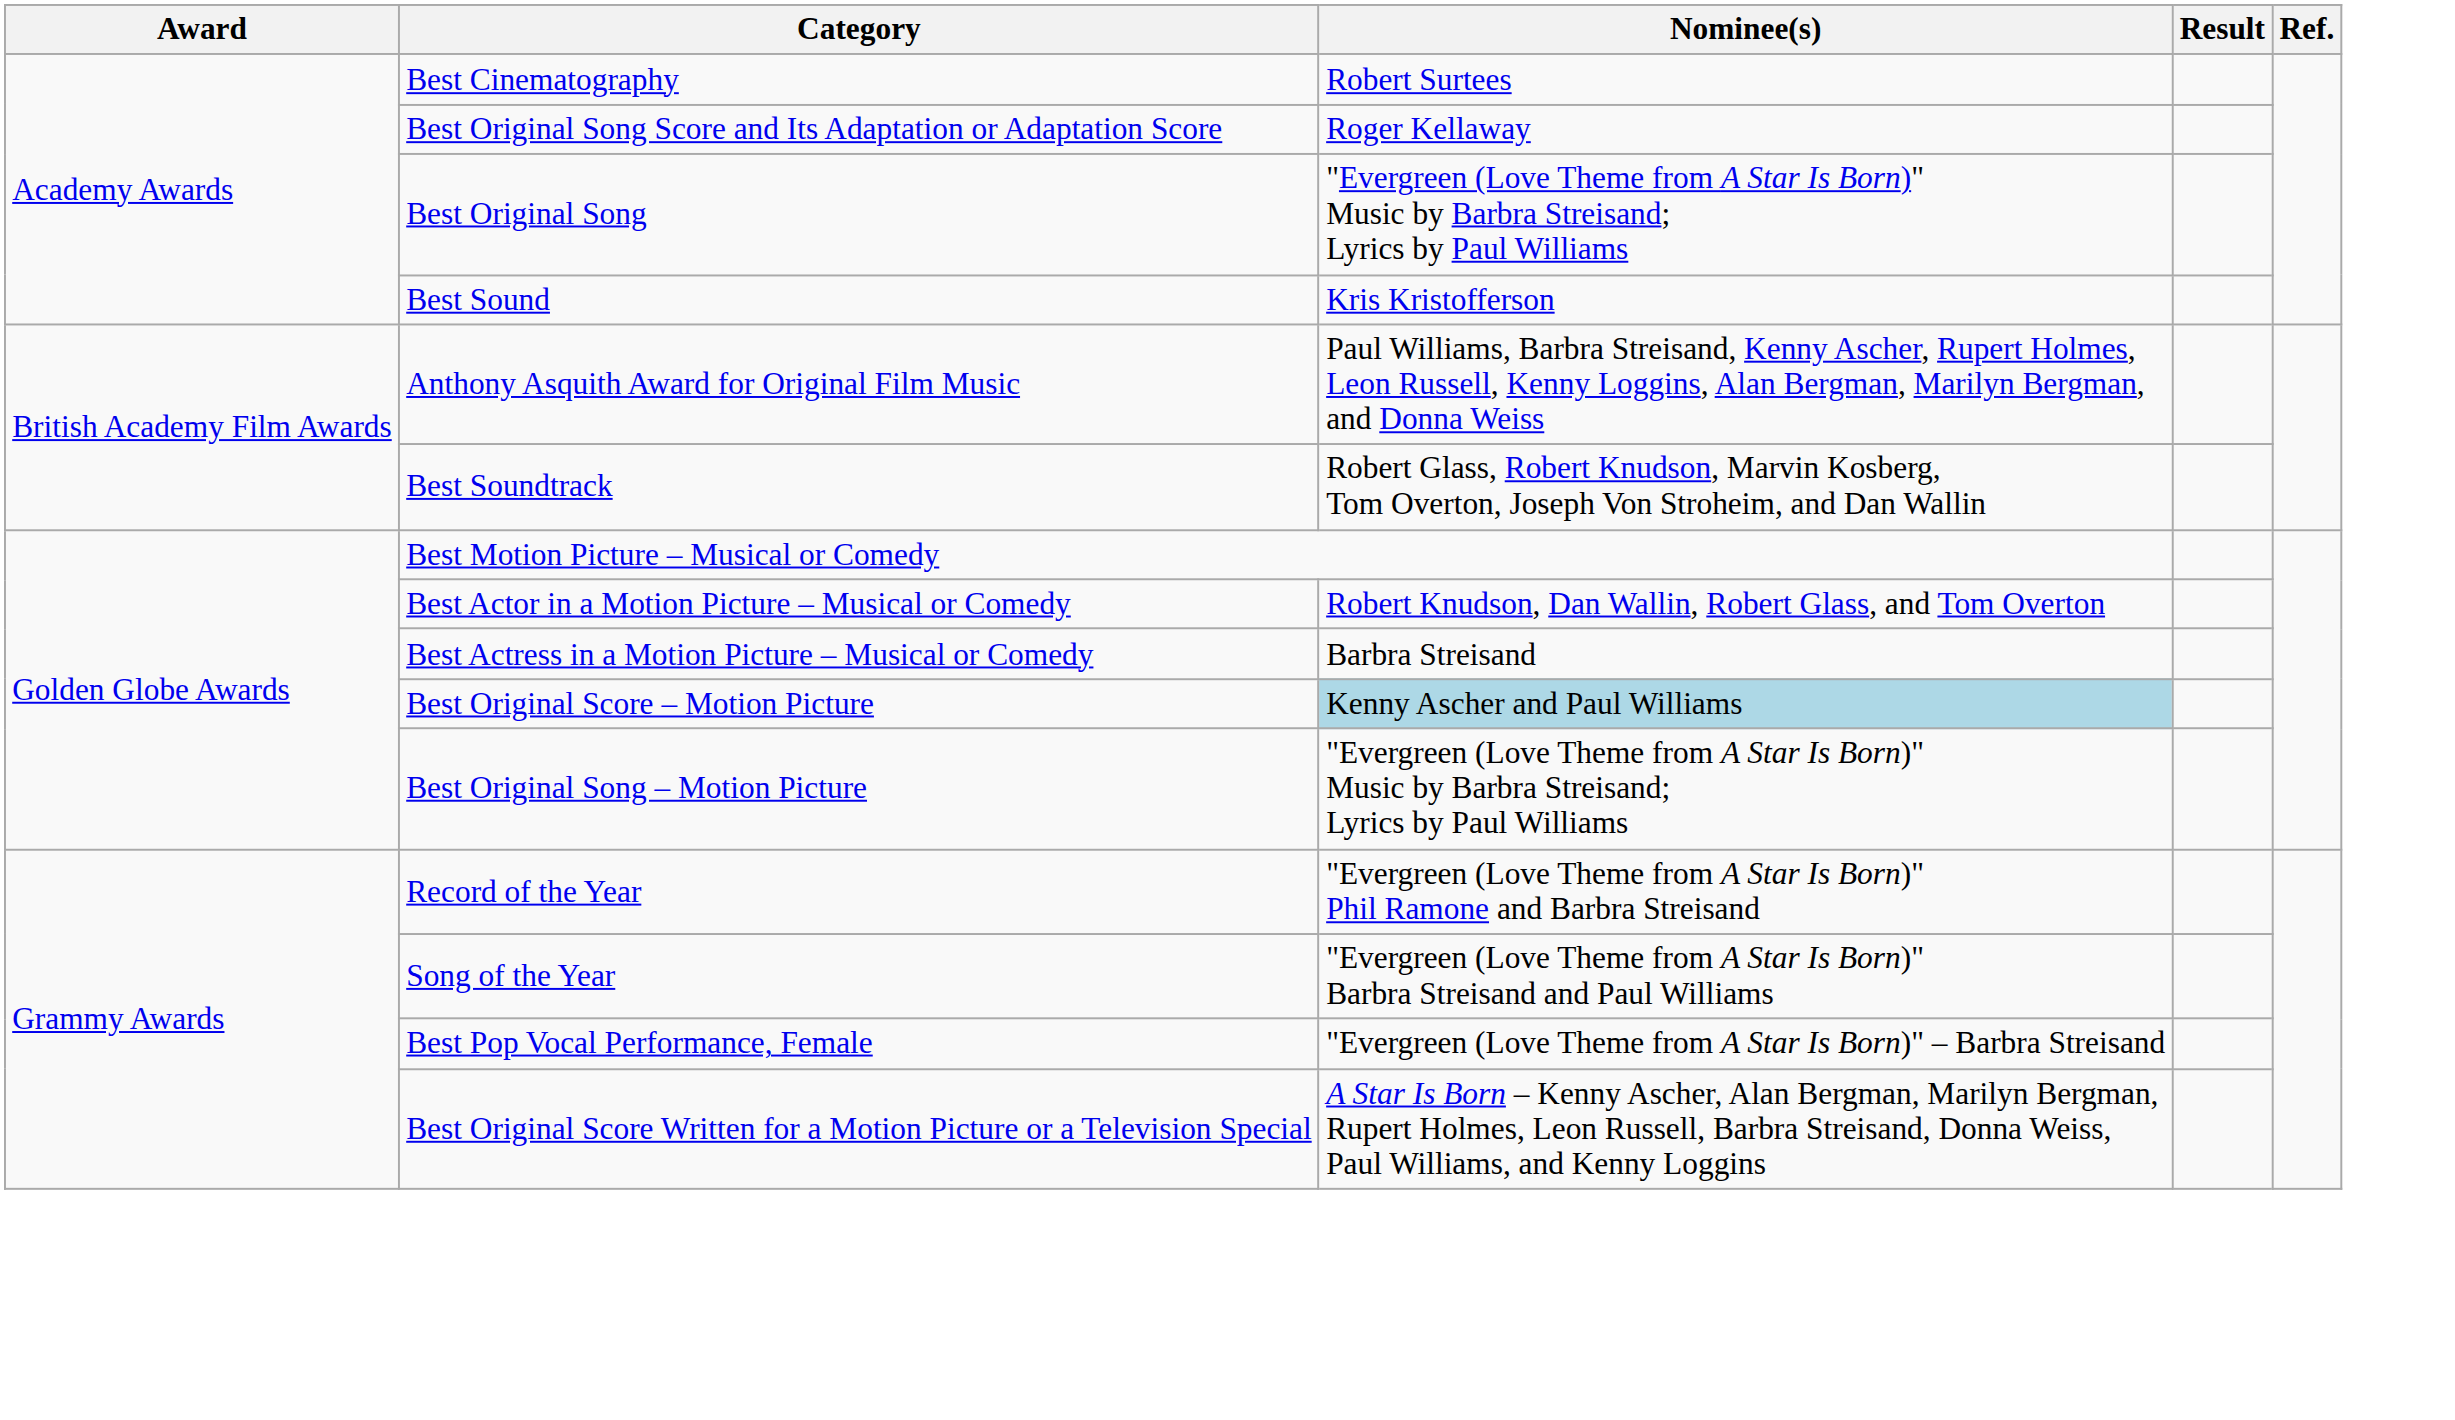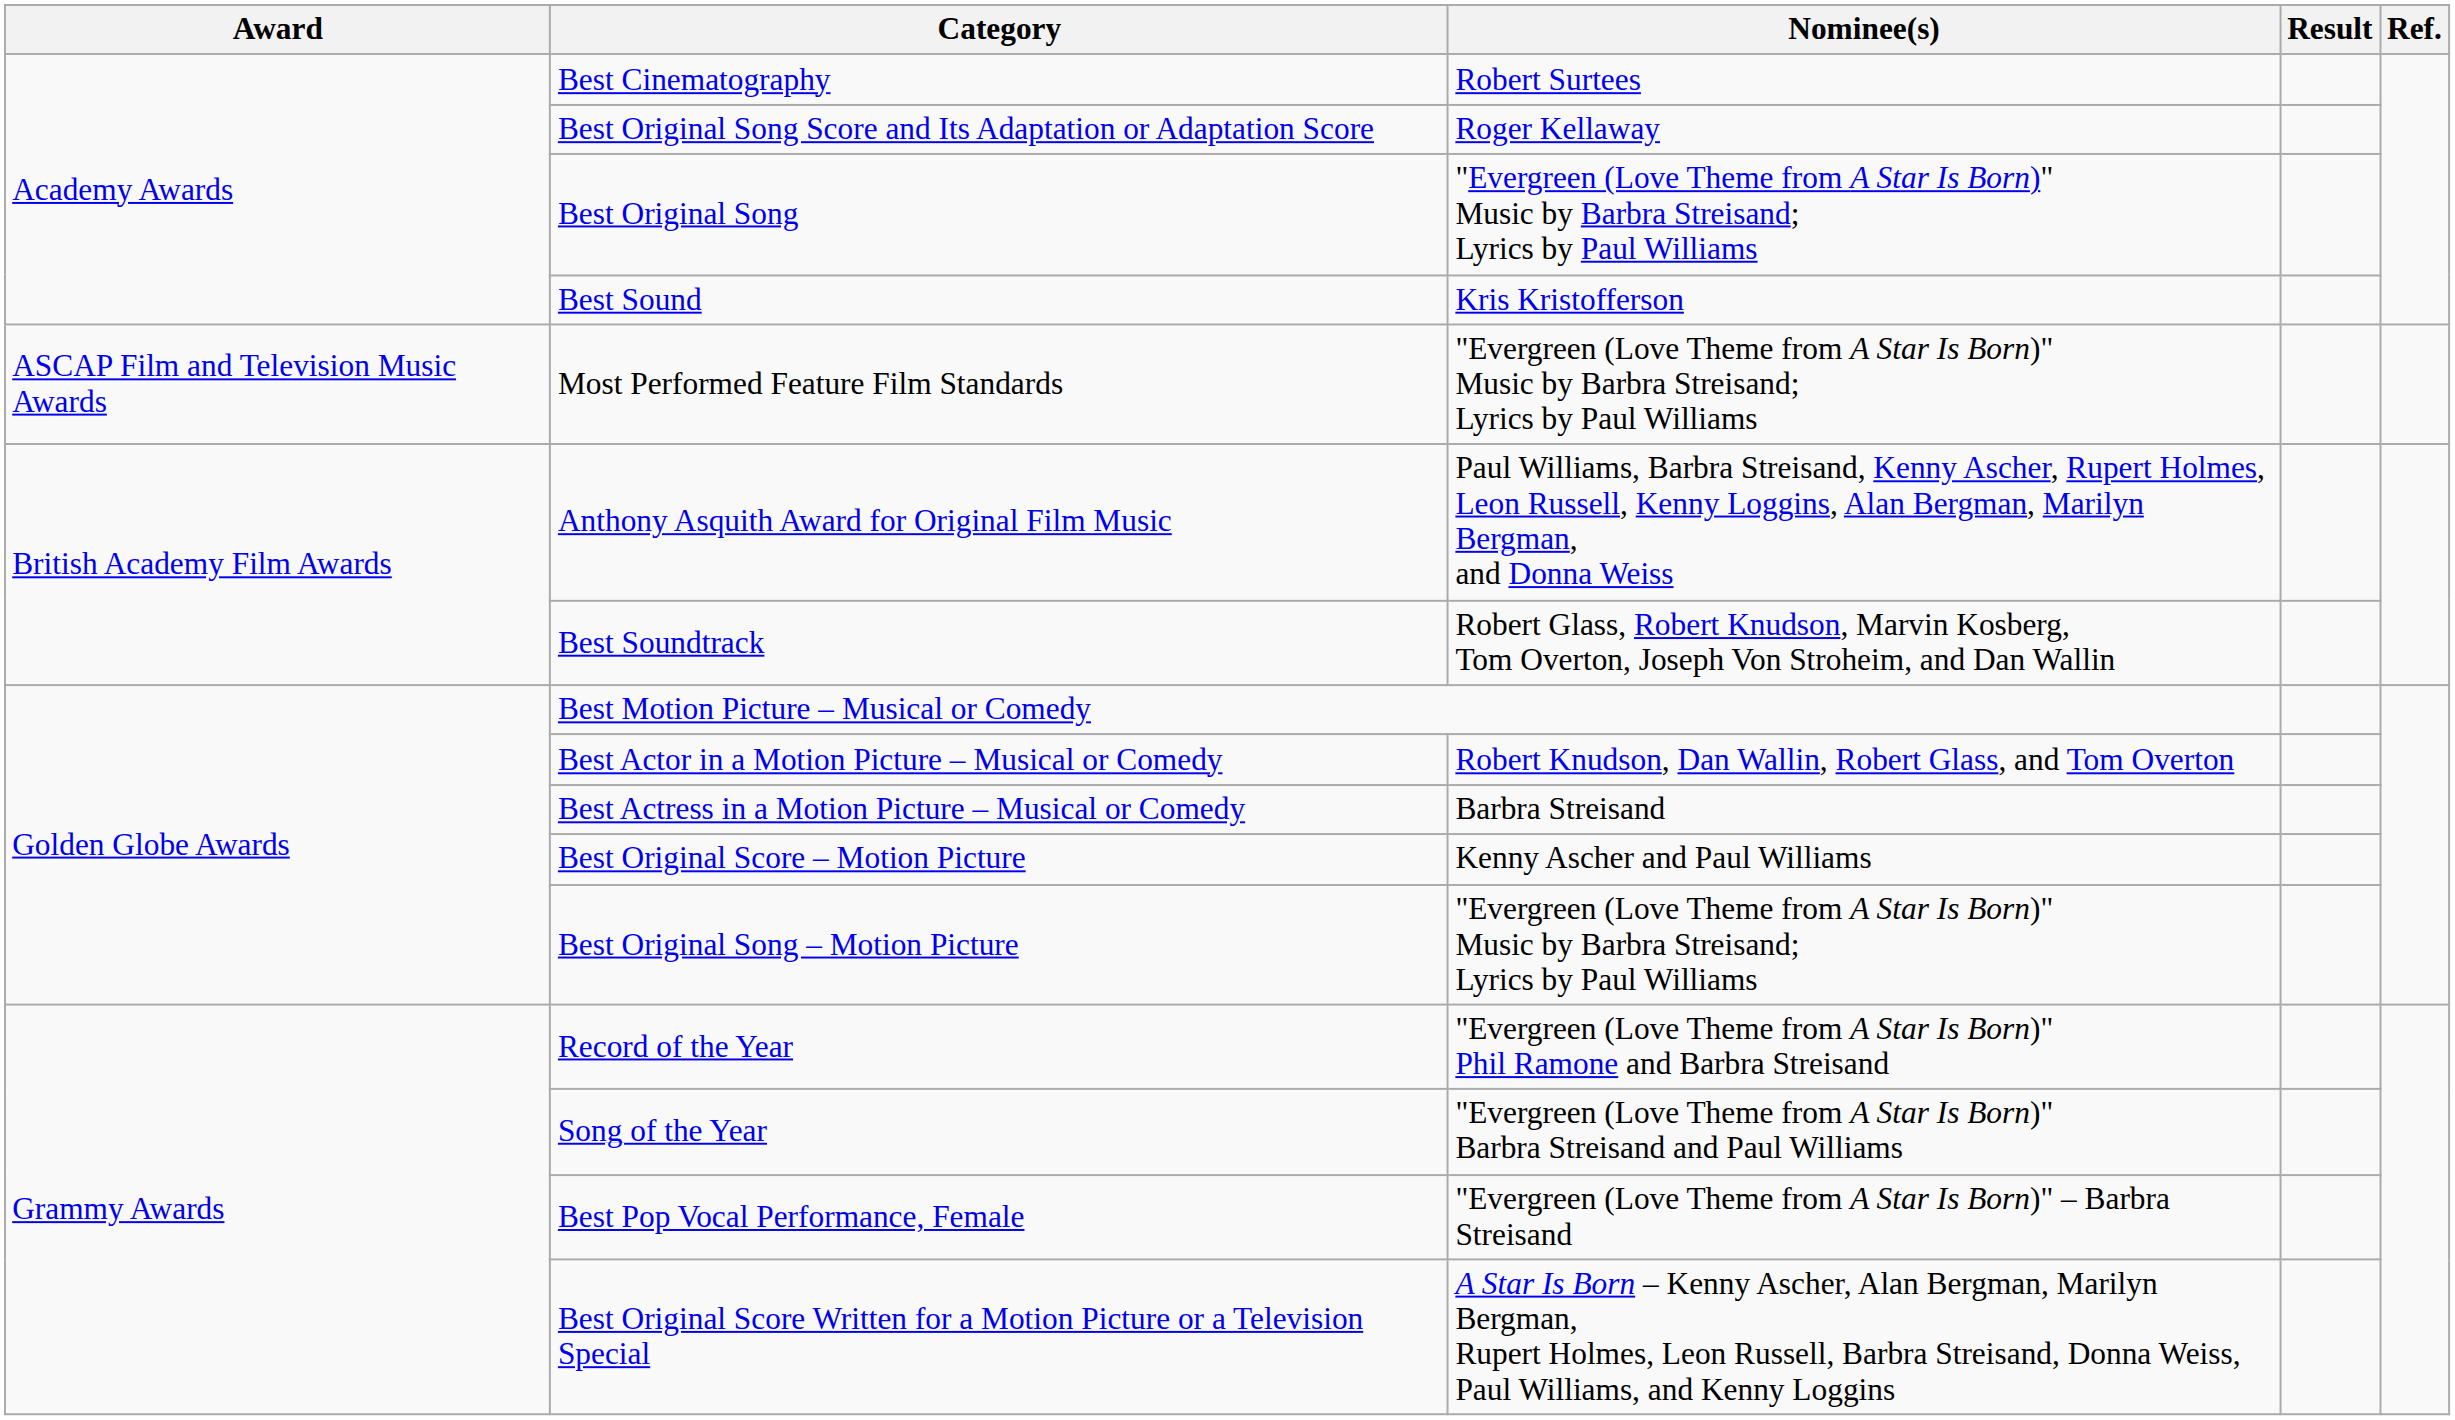+ row: (811, 383)
(1534, 703) lightblue background -> (1663, 858) no background
